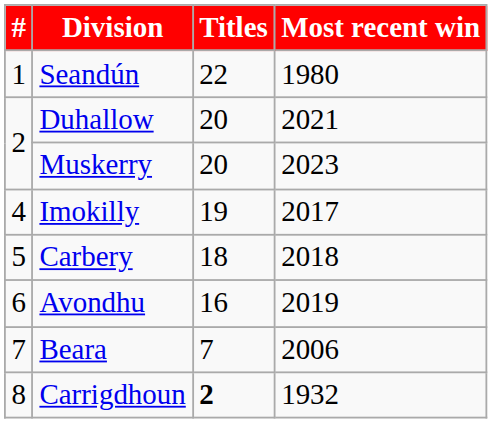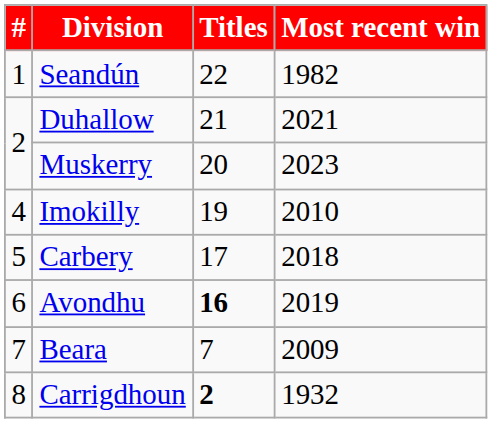(310, 73) 1980 -> (310, 73) 1982
(214, 119) 20 -> (214, 119) 21
(310, 211) 2017 -> (310, 211) 2010
(214, 257) 18 -> (214, 257) 17
(214, 303) normal -> (214, 303) bold
(310, 348) 2006 -> (310, 348) 2009
